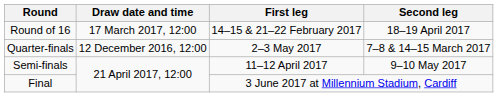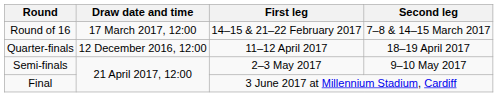(428, 30) 18–19 April 2017 -> (428, 30) 7–8 & 14–15 March 2017
(286, 48) 2–3 May 2017 -> (286, 48) 11–12 April 2017
(428, 48) 7–8 & 14–15 March 2017 -> (428, 48) 18–19 April 2017
(286, 65) 11–12 April 2017 -> (286, 65) 2–3 May 2017
